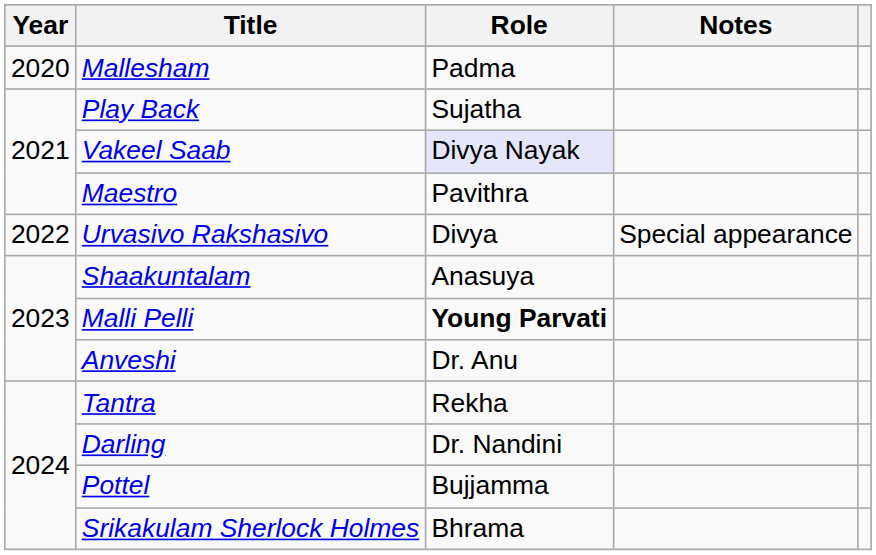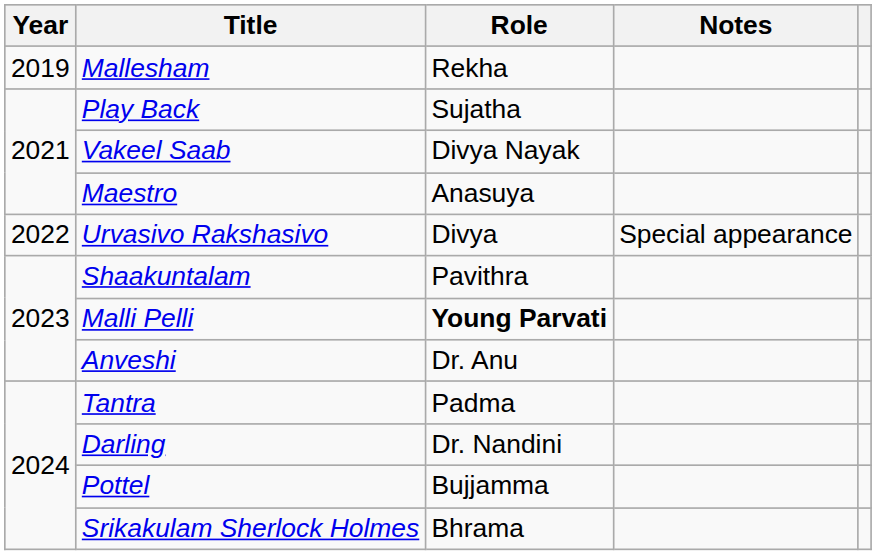(40, 67) 2020 -> (40, 67) 2019
(473, 67) Padma -> (470, 67) Rekha
(506, 151) lavender background -> (506, 151) no background
(480, 192) Pavithra -> (483, 192) Anasuya
(483, 276) Anasuya -> (480, 276) Pavithra
(470, 402) Rekha -> (473, 402) Padma
